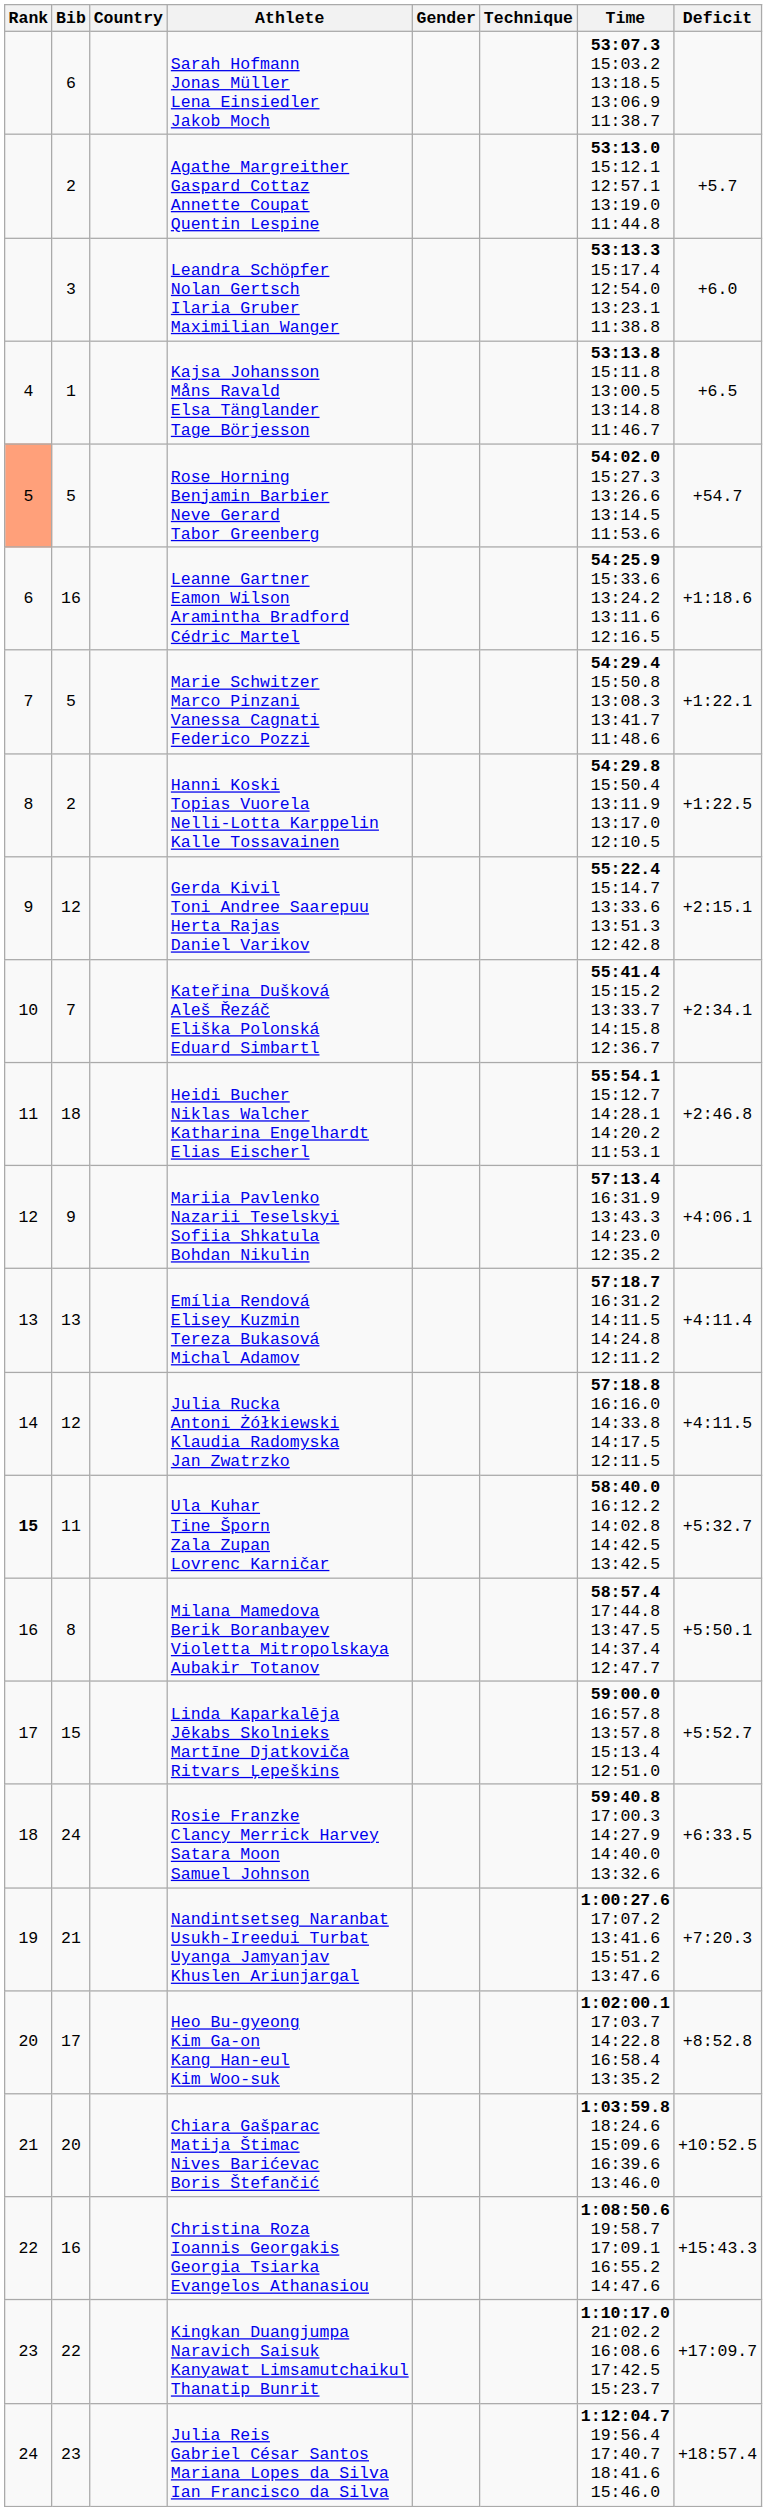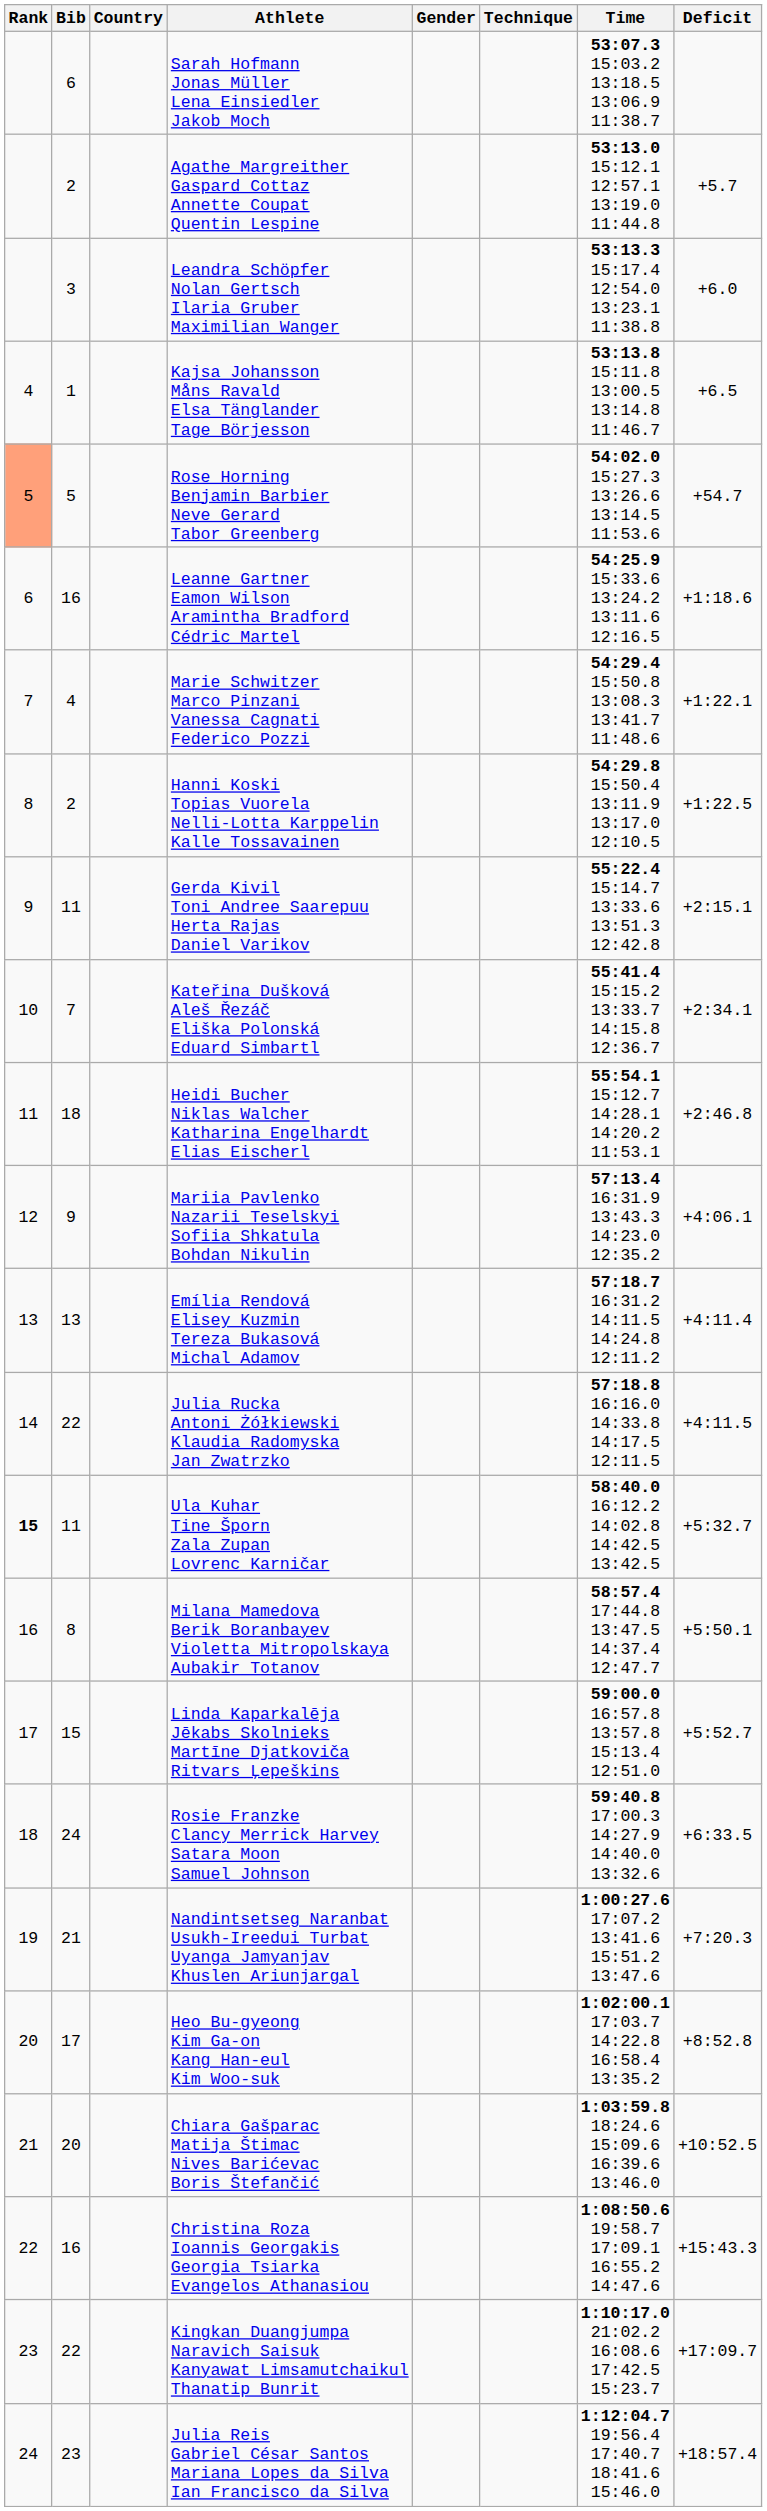(71, 702) 5 -> (71, 702) 4
(71, 908) 12 -> (71, 908) 11
(71, 1424) 12 -> (71, 1424) 22
